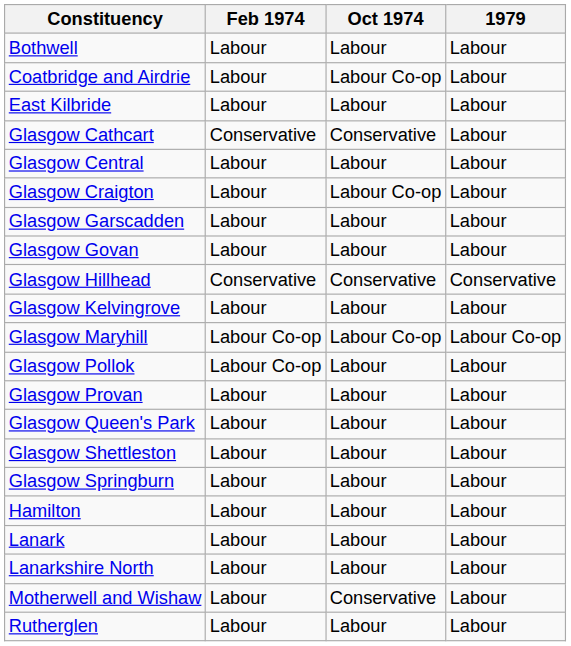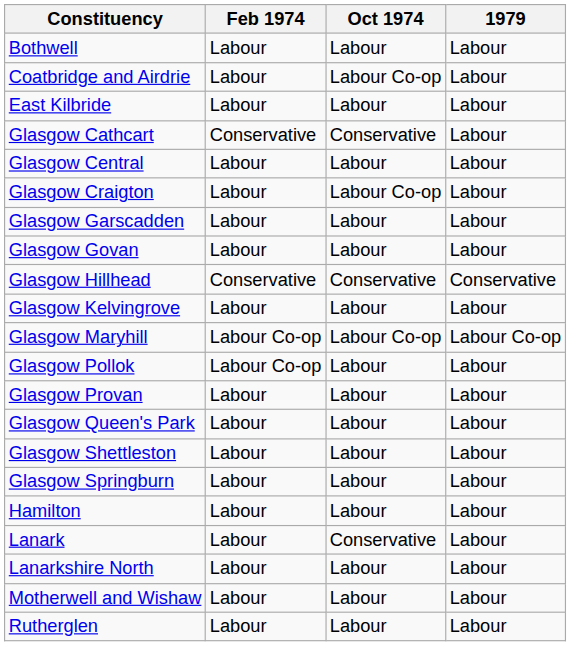(358, 539) Labour -> (383, 539) Conservative
(383, 597) Conservative -> (358, 597) Labour
